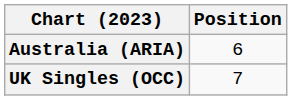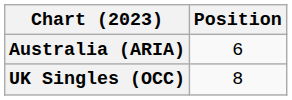(238, 79) 7 -> (238, 79) 8
